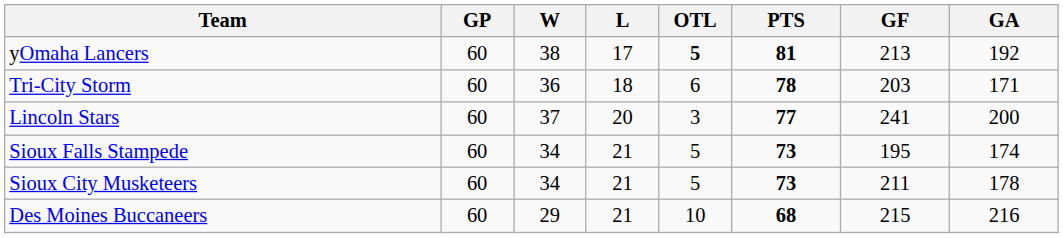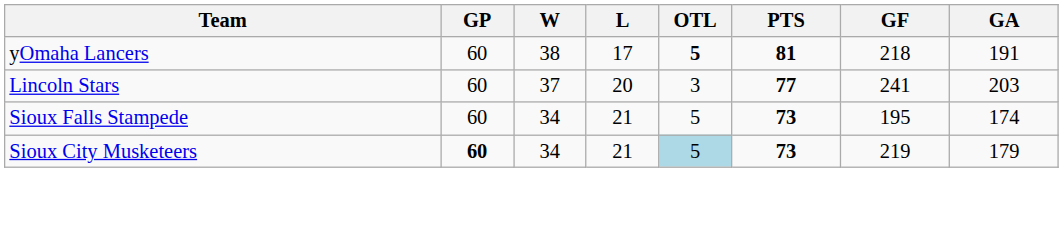(895, 53) 213 -> (895, 53) 218
(1004, 53) 192 -> (1004, 53) 191
- row: (70, 85)
(1004, 118) 200 -> (1004, 85) 203
(477, 183) normal -> (477, 150) bold
(695, 183) no background -> (695, 150) lightblue background
(895, 183) 211 -> (895, 150) 219
(1004, 183) 178 -> (1004, 150) 179
- row: (108, 215)
